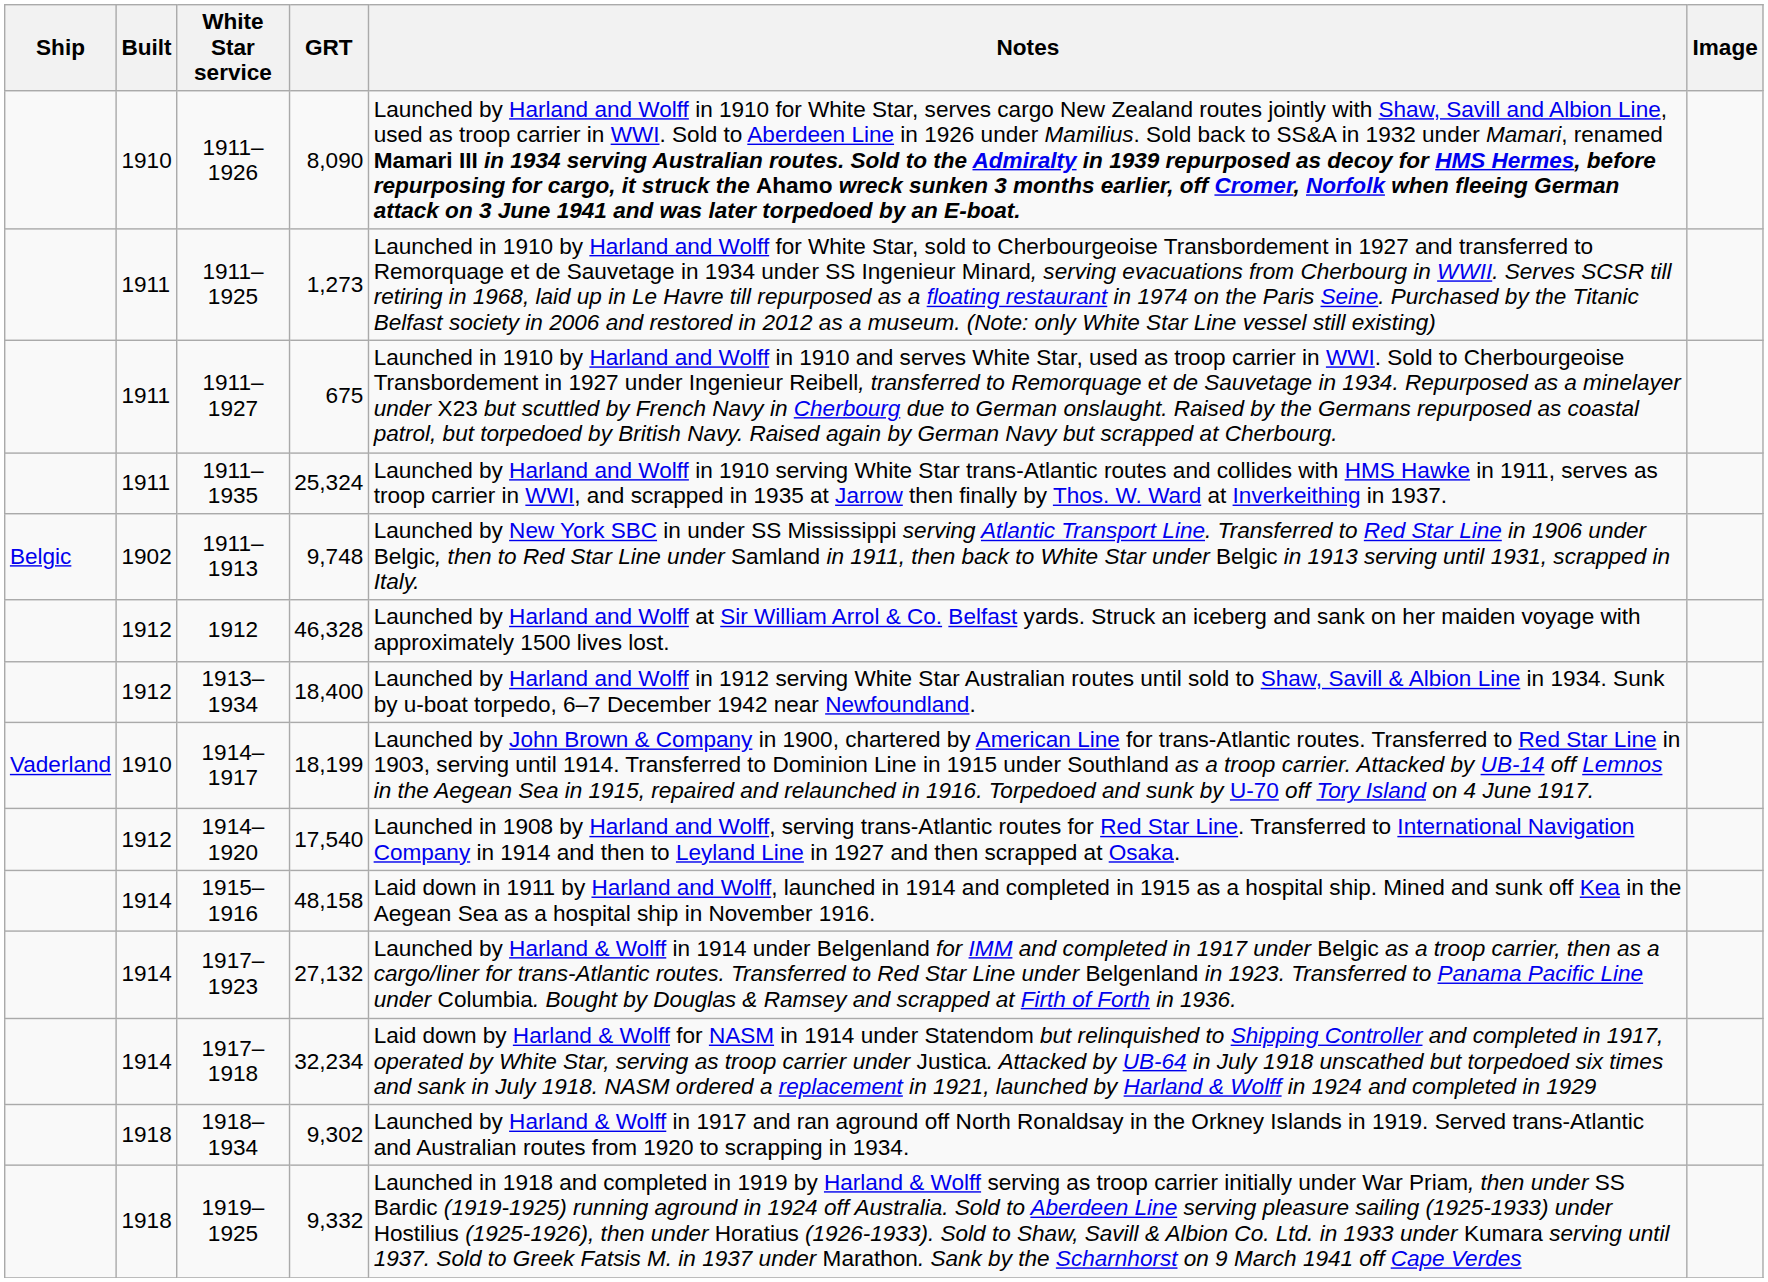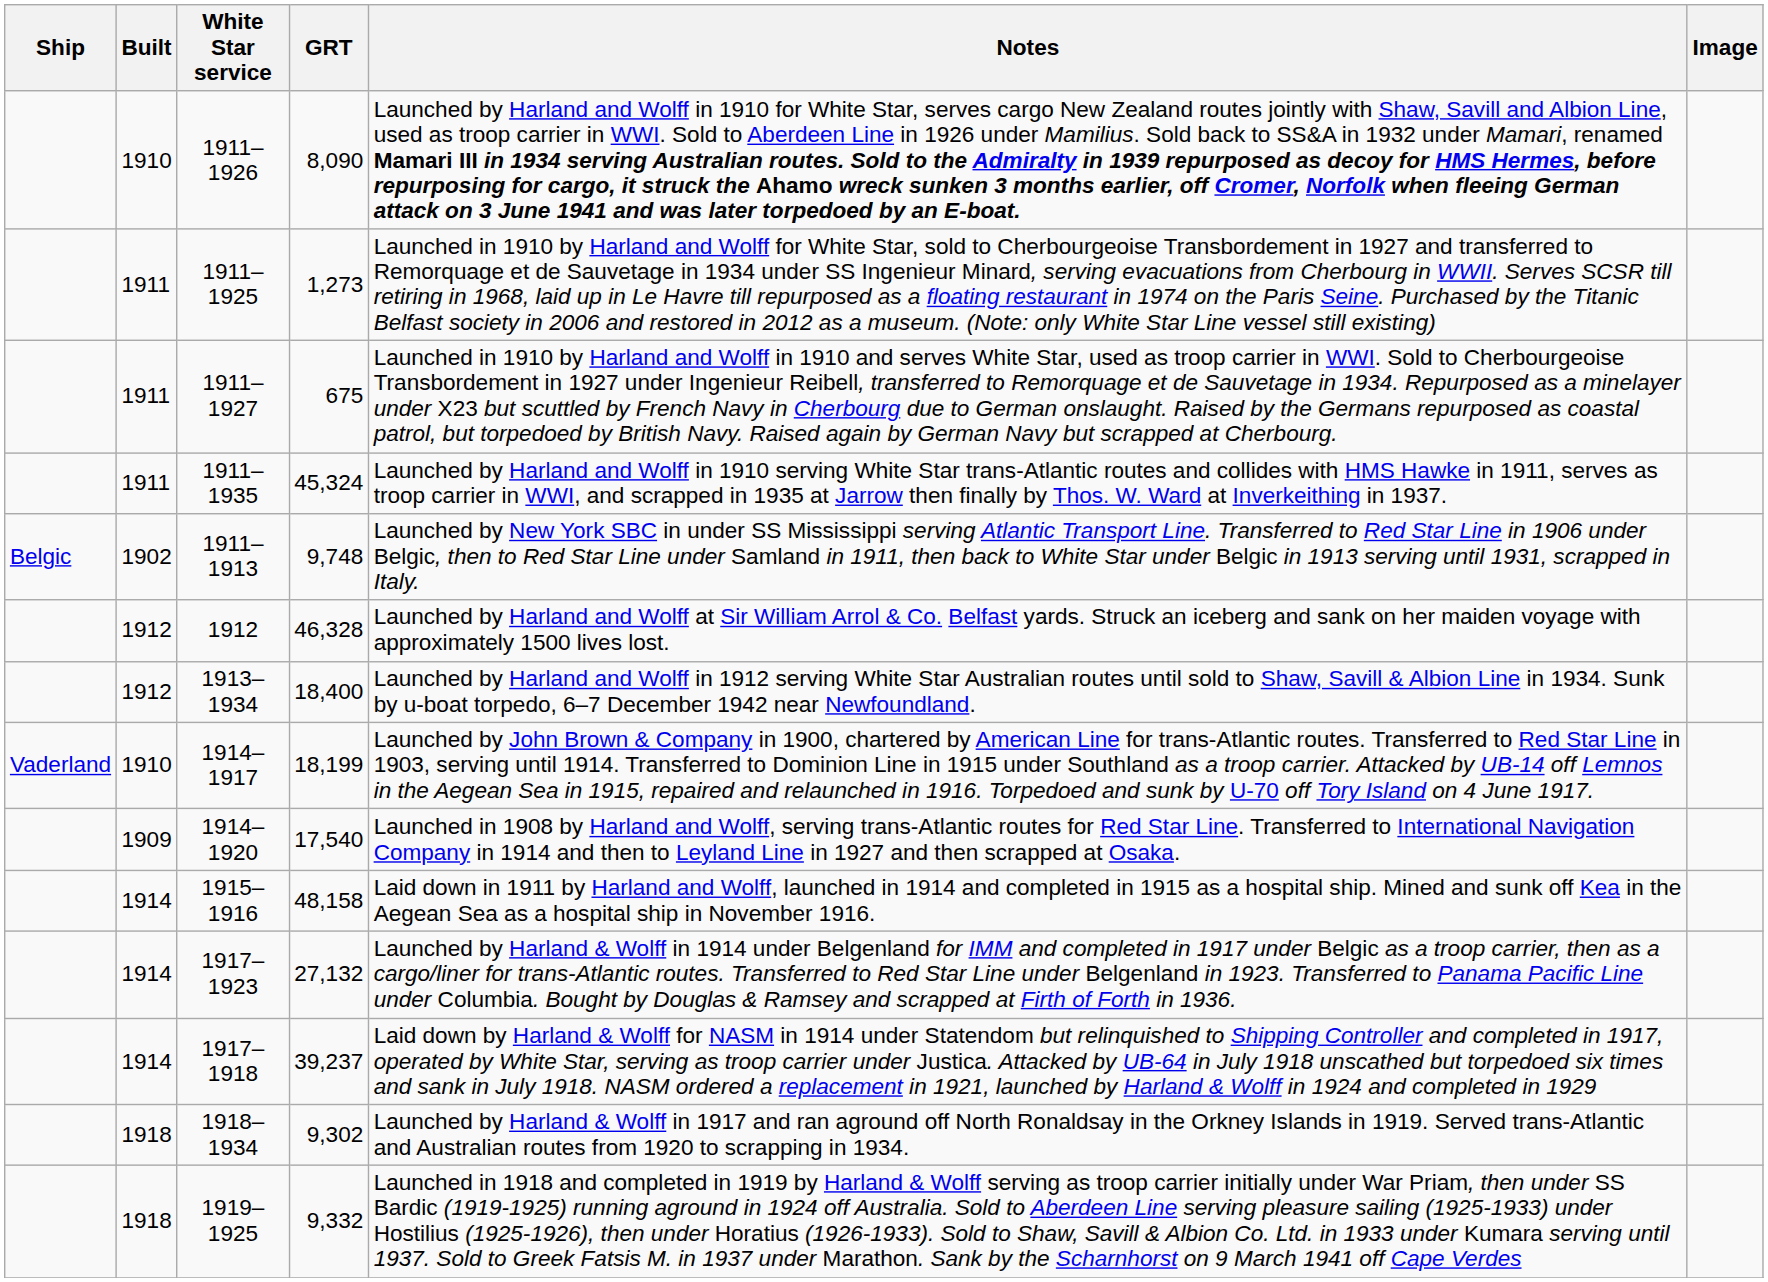(329, 482) 25,324 -> (329, 482) 45,324
(147, 839) 1912 -> (147, 839) 1909
(329, 1060) 32,234 -> (329, 1060) 39,237
